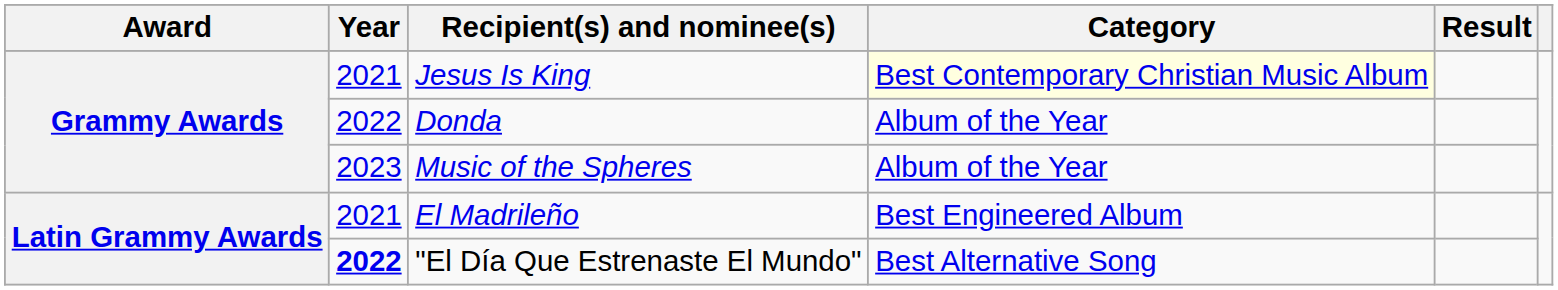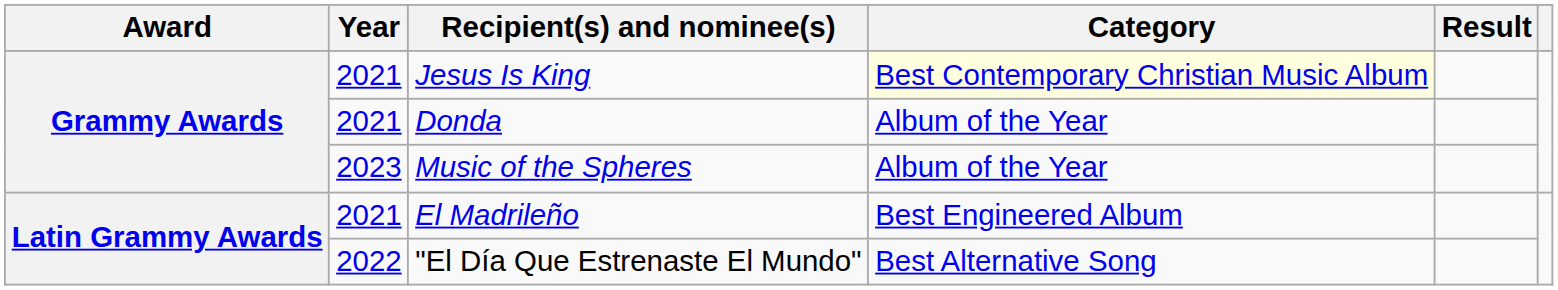(369, 121) 2022 -> (369, 121) 2021
(369, 261) bold -> (369, 261) normal
